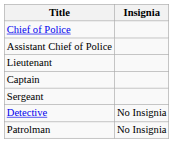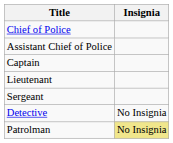rows swapped: (23, 79) <-> (29, 63)
(142, 130) no background -> (142, 130) khaki background
